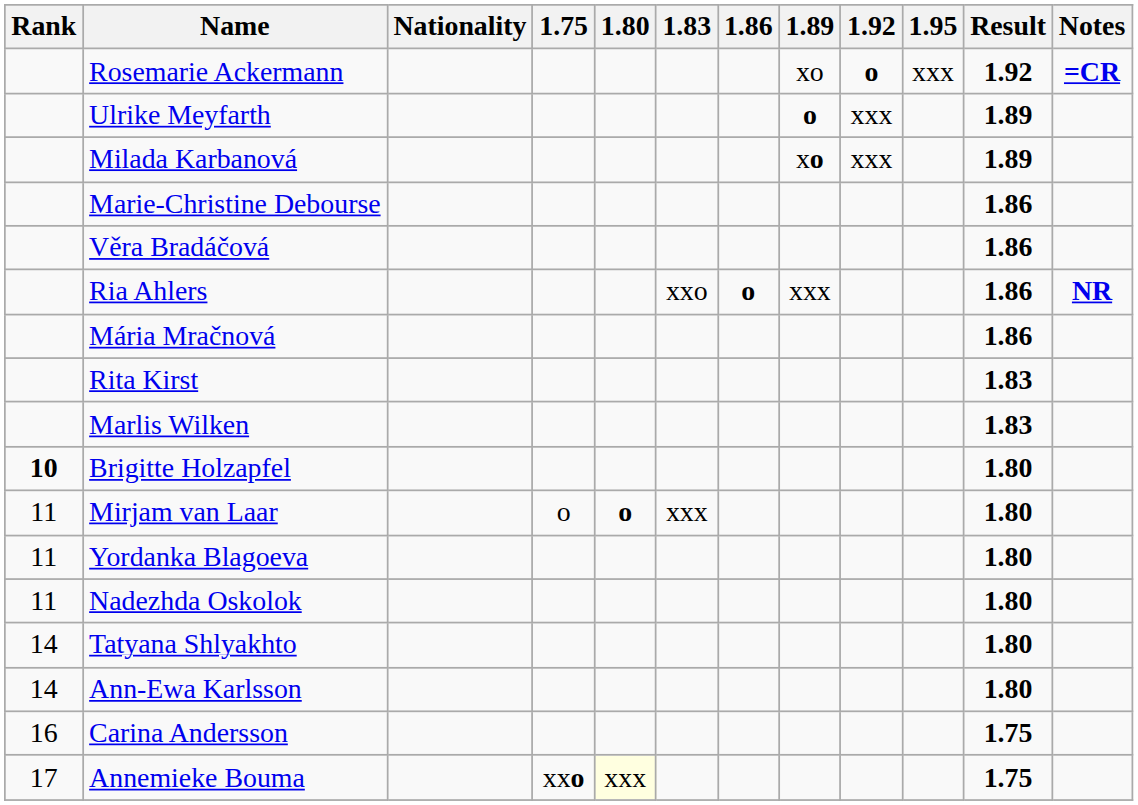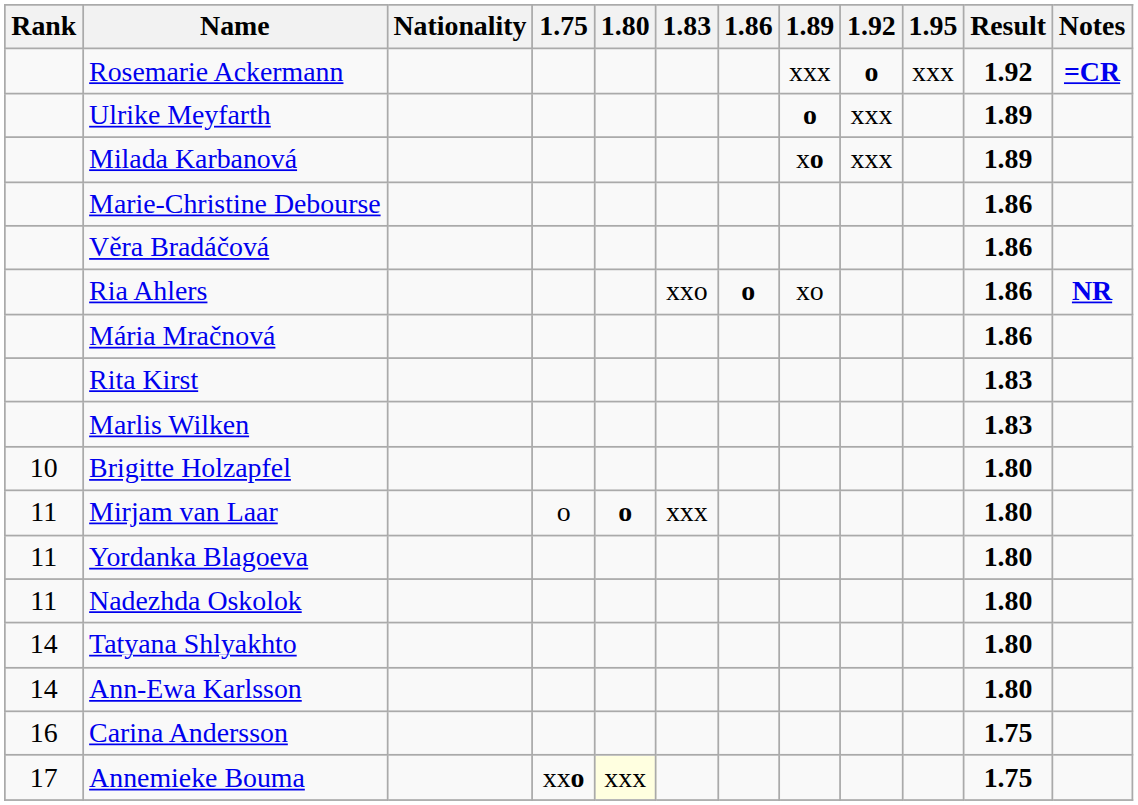(810, 70) xo -> (810, 70) xxx
(810, 291) xxx -> (810, 291) xo
(44, 468) bold -> (44, 468) normal
